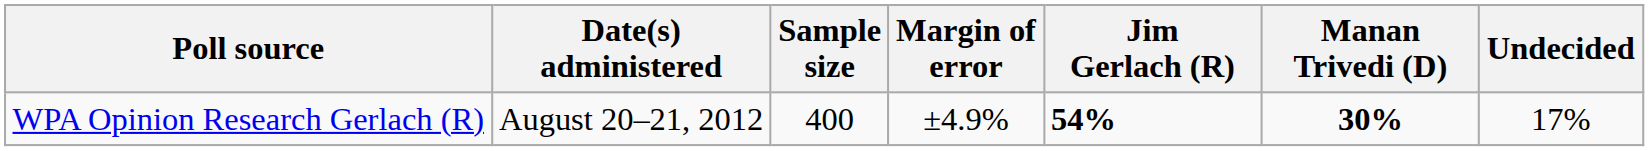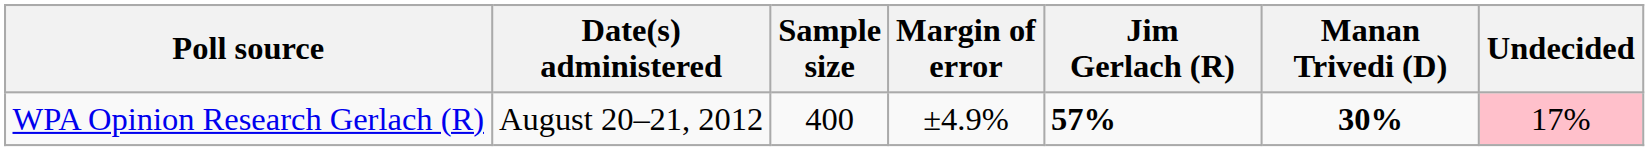(1083, 118) 54% -> (1083, 118) 57%
(1561, 118) no background -> (1561, 118) pink background
